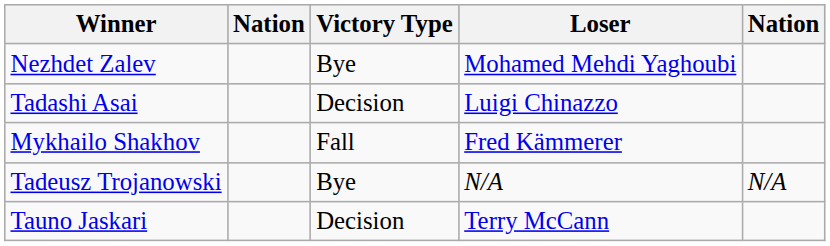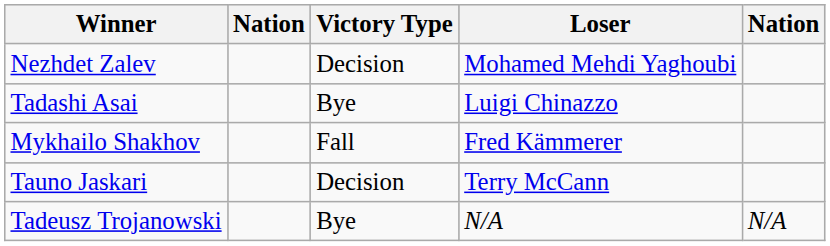(336, 63) Bye -> (360, 63) Decision
(360, 102) Decision -> (336, 102) Bye
rows swapped: (79, 220) <-> (116, 181)
